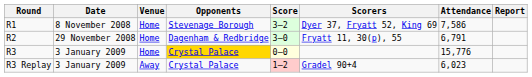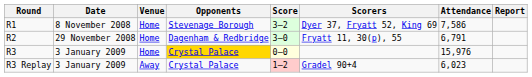(456, 52) 15,776 -> (456, 52) 15,976
